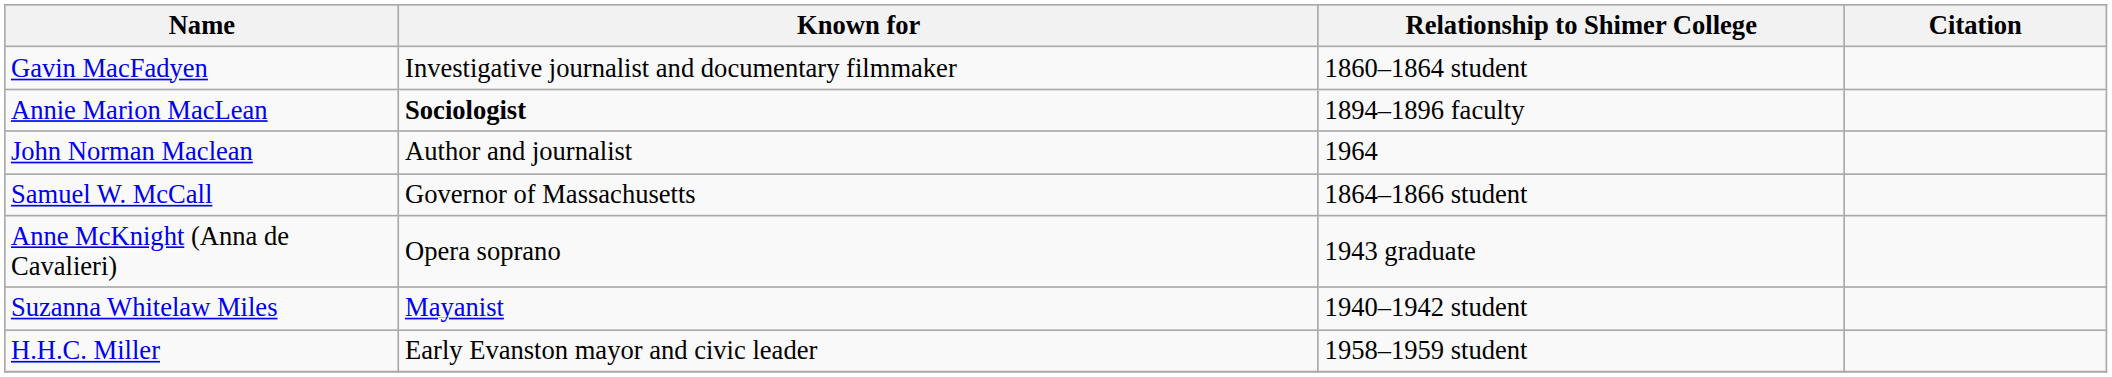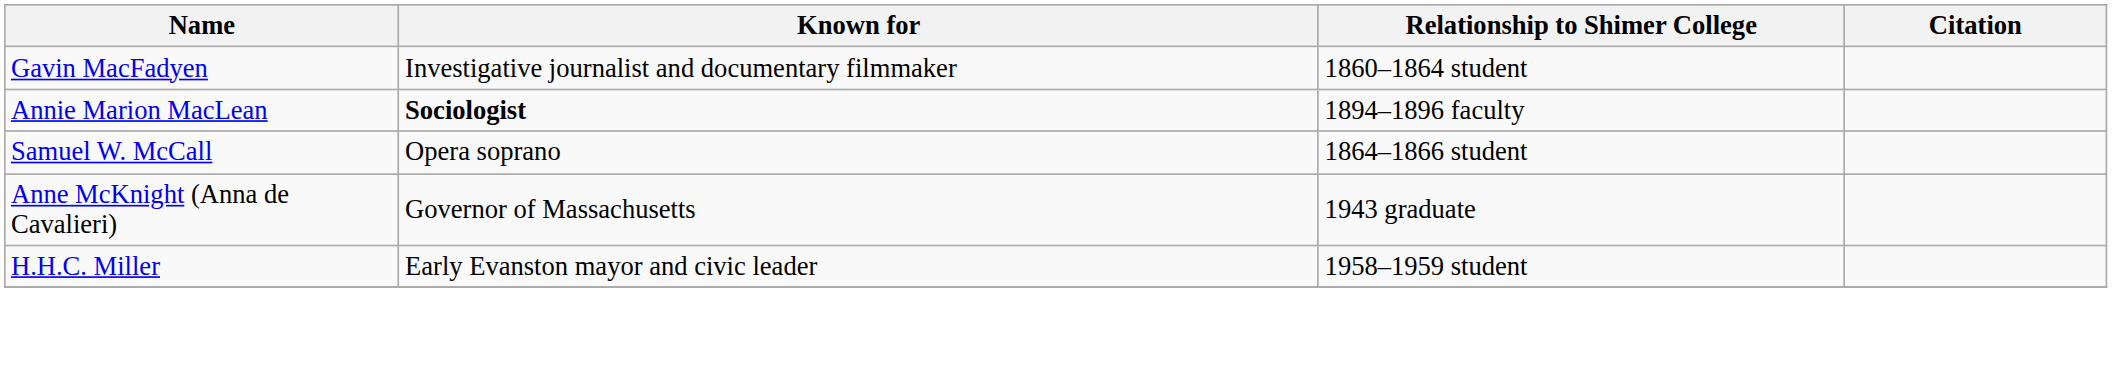- row: (132, 151)
(550, 194) Governor of Massachusetts -> (483, 151) Opera soprano
(483, 251) Opera soprano -> (550, 208) Governor of Massachusetts
- row: (144, 308)
